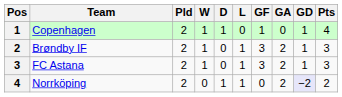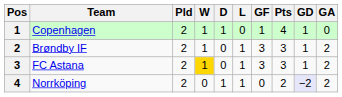columns swapped: (283, 13) <-> (327, 13)
(204, 65) no background -> (204, 65) gold background
